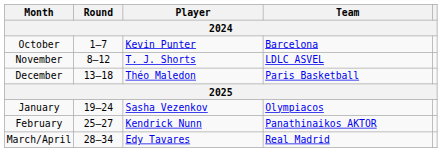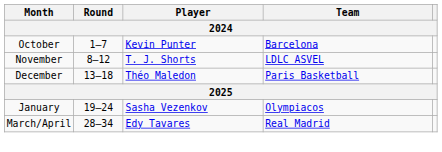- row: (39, 124)
